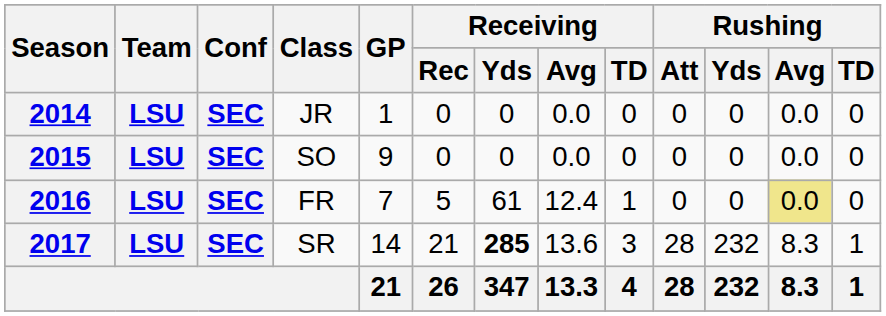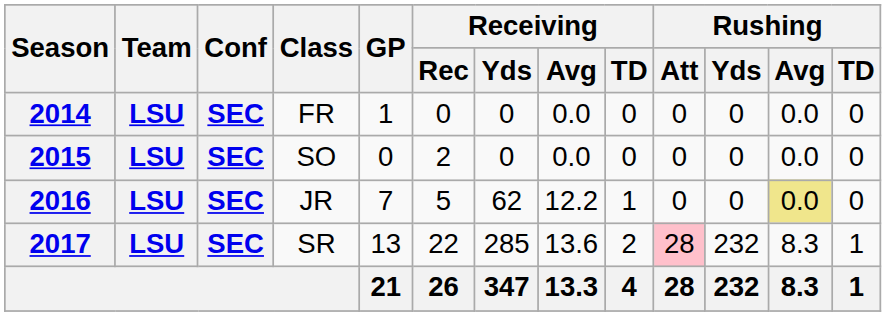(316, 113) JR -> (316, 113) FR
(386, 157) 9 -> (386, 157) 0
(444, 157) 0 -> (444, 157) 2
(316, 200) FR -> (316, 200) JR
(507, 200) 61 -> (507, 200) 62
(571, 200) 12.4 -> (571, 200) 12.2
(386, 244) 14 -> (386, 244) 13
(444, 244) 21 -> (444, 244) 22
(507, 244) bold -> (507, 244) normal
(629, 244) 3 -> (629, 244) 2
(679, 244) no background -> (679, 244) pink background
